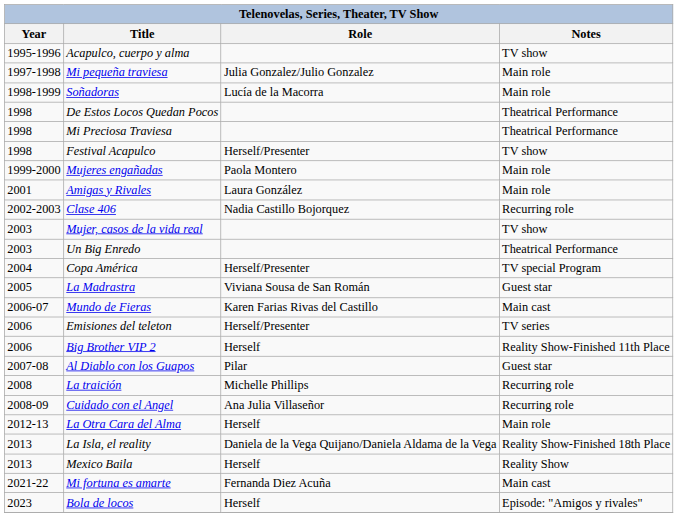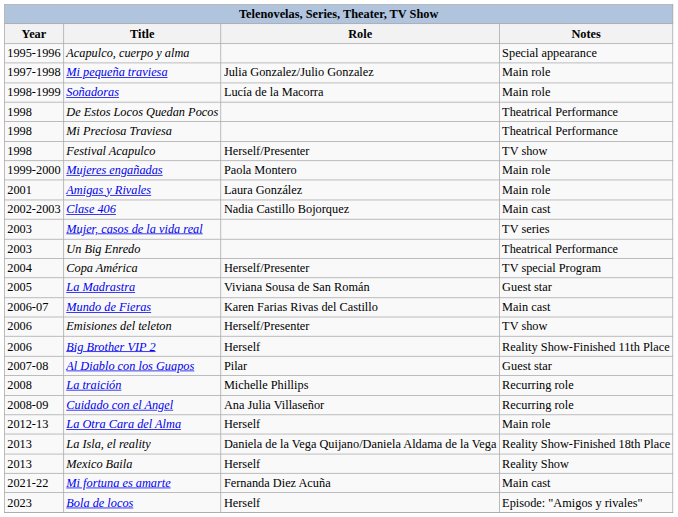(525, 53) TV show -> (549, 53) Special appearance
(538, 209) Recurring role -> (526, 209) Main cast
(525, 229) TV show -> (526, 229) TV series
(526, 326) TV series -> (525, 326) TV show
